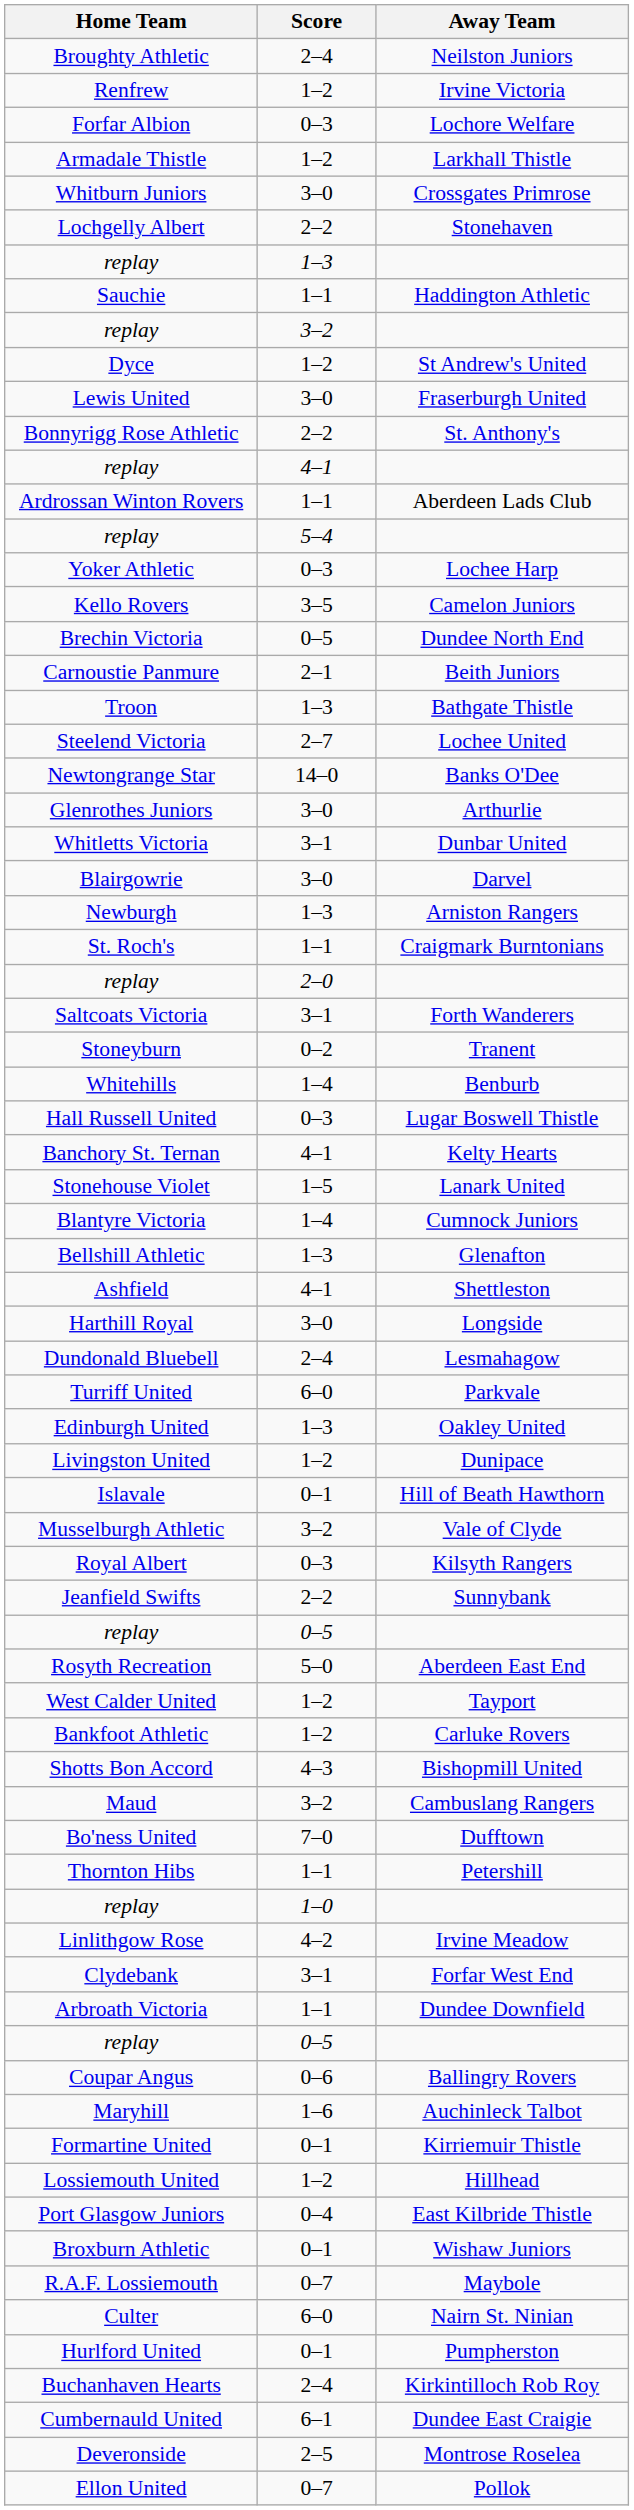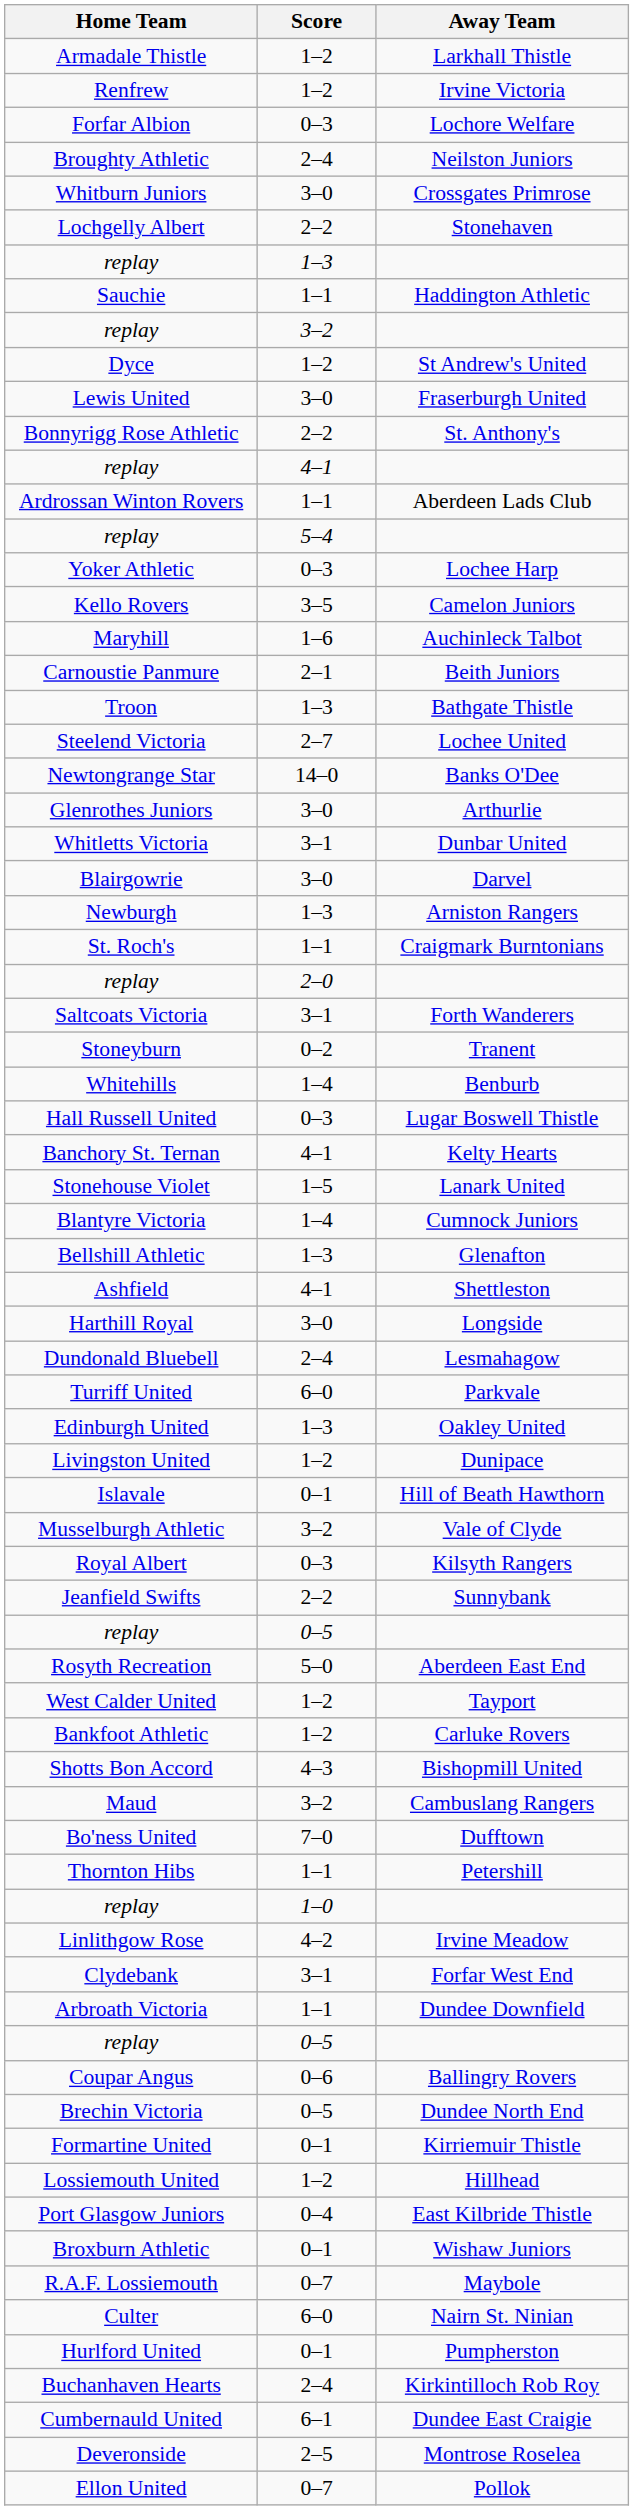rows swapped: (131, 55) <-> (131, 158)
rows swapped: (131, 638) <-> (131, 2111)
